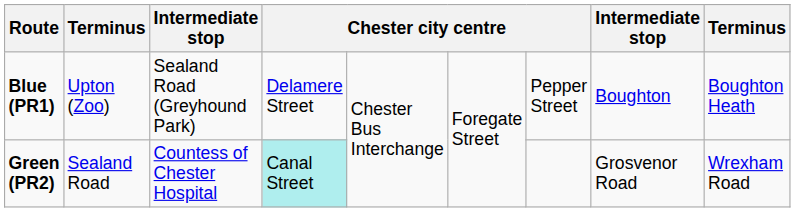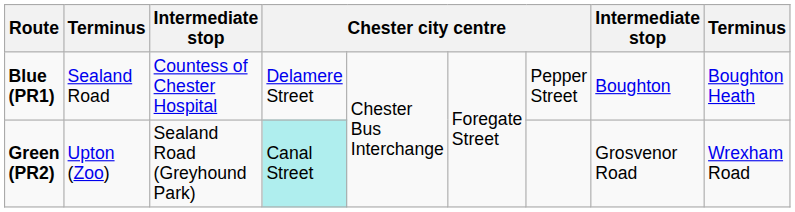(91, 95) Upton (Zoo) -> (100, 85) Sealand Road
(200, 95) Sealand Road (Greyhound Park) -> (201, 85) Countess of Chester Hospital
(100, 173) Sealand Road -> (91, 163) Upton (Zoo)
(201, 173) Countess of Chester Hospital -> (200, 163) Sealand Road (Greyhound Park)
